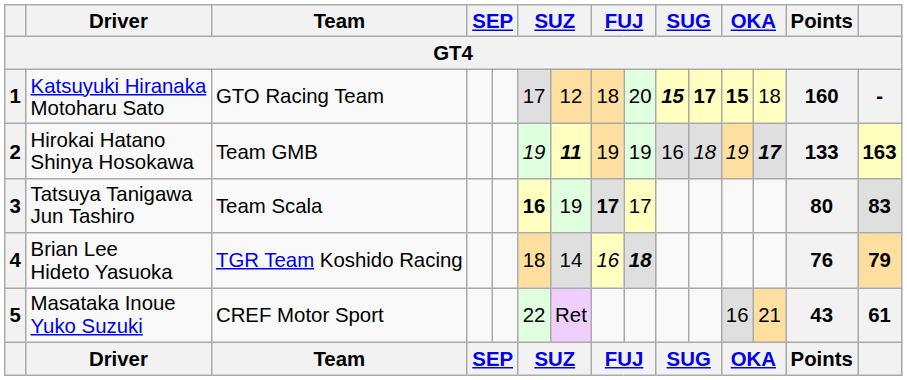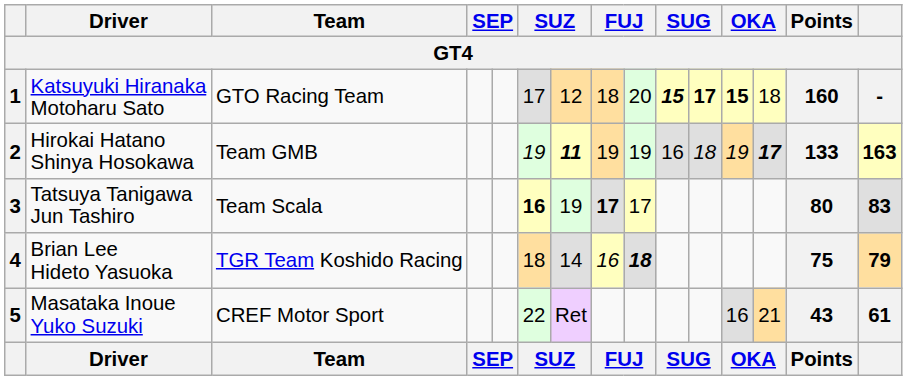(822, 260) 76 -> (822, 260) 75
